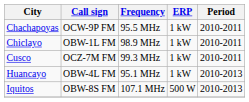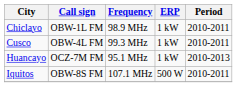- row: (33, 27)
(90, 58) OCZ-7M FM -> (77, 43) OBW-4L FM
(89, 74) OBW-4L FM -> (77, 58) OCZ-7M FM
(221, 89) 2010-2013 -> (209, 74) 2010-2011
